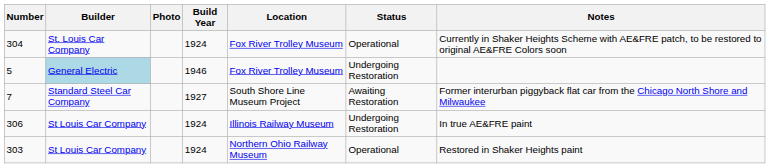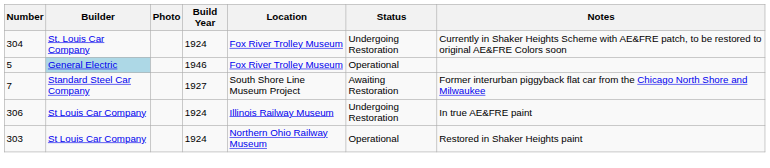(374, 44) Operational -> (374, 44) Undergoing Restoration
(374, 70) Undergoing Restoration -> (374, 65) Operational
